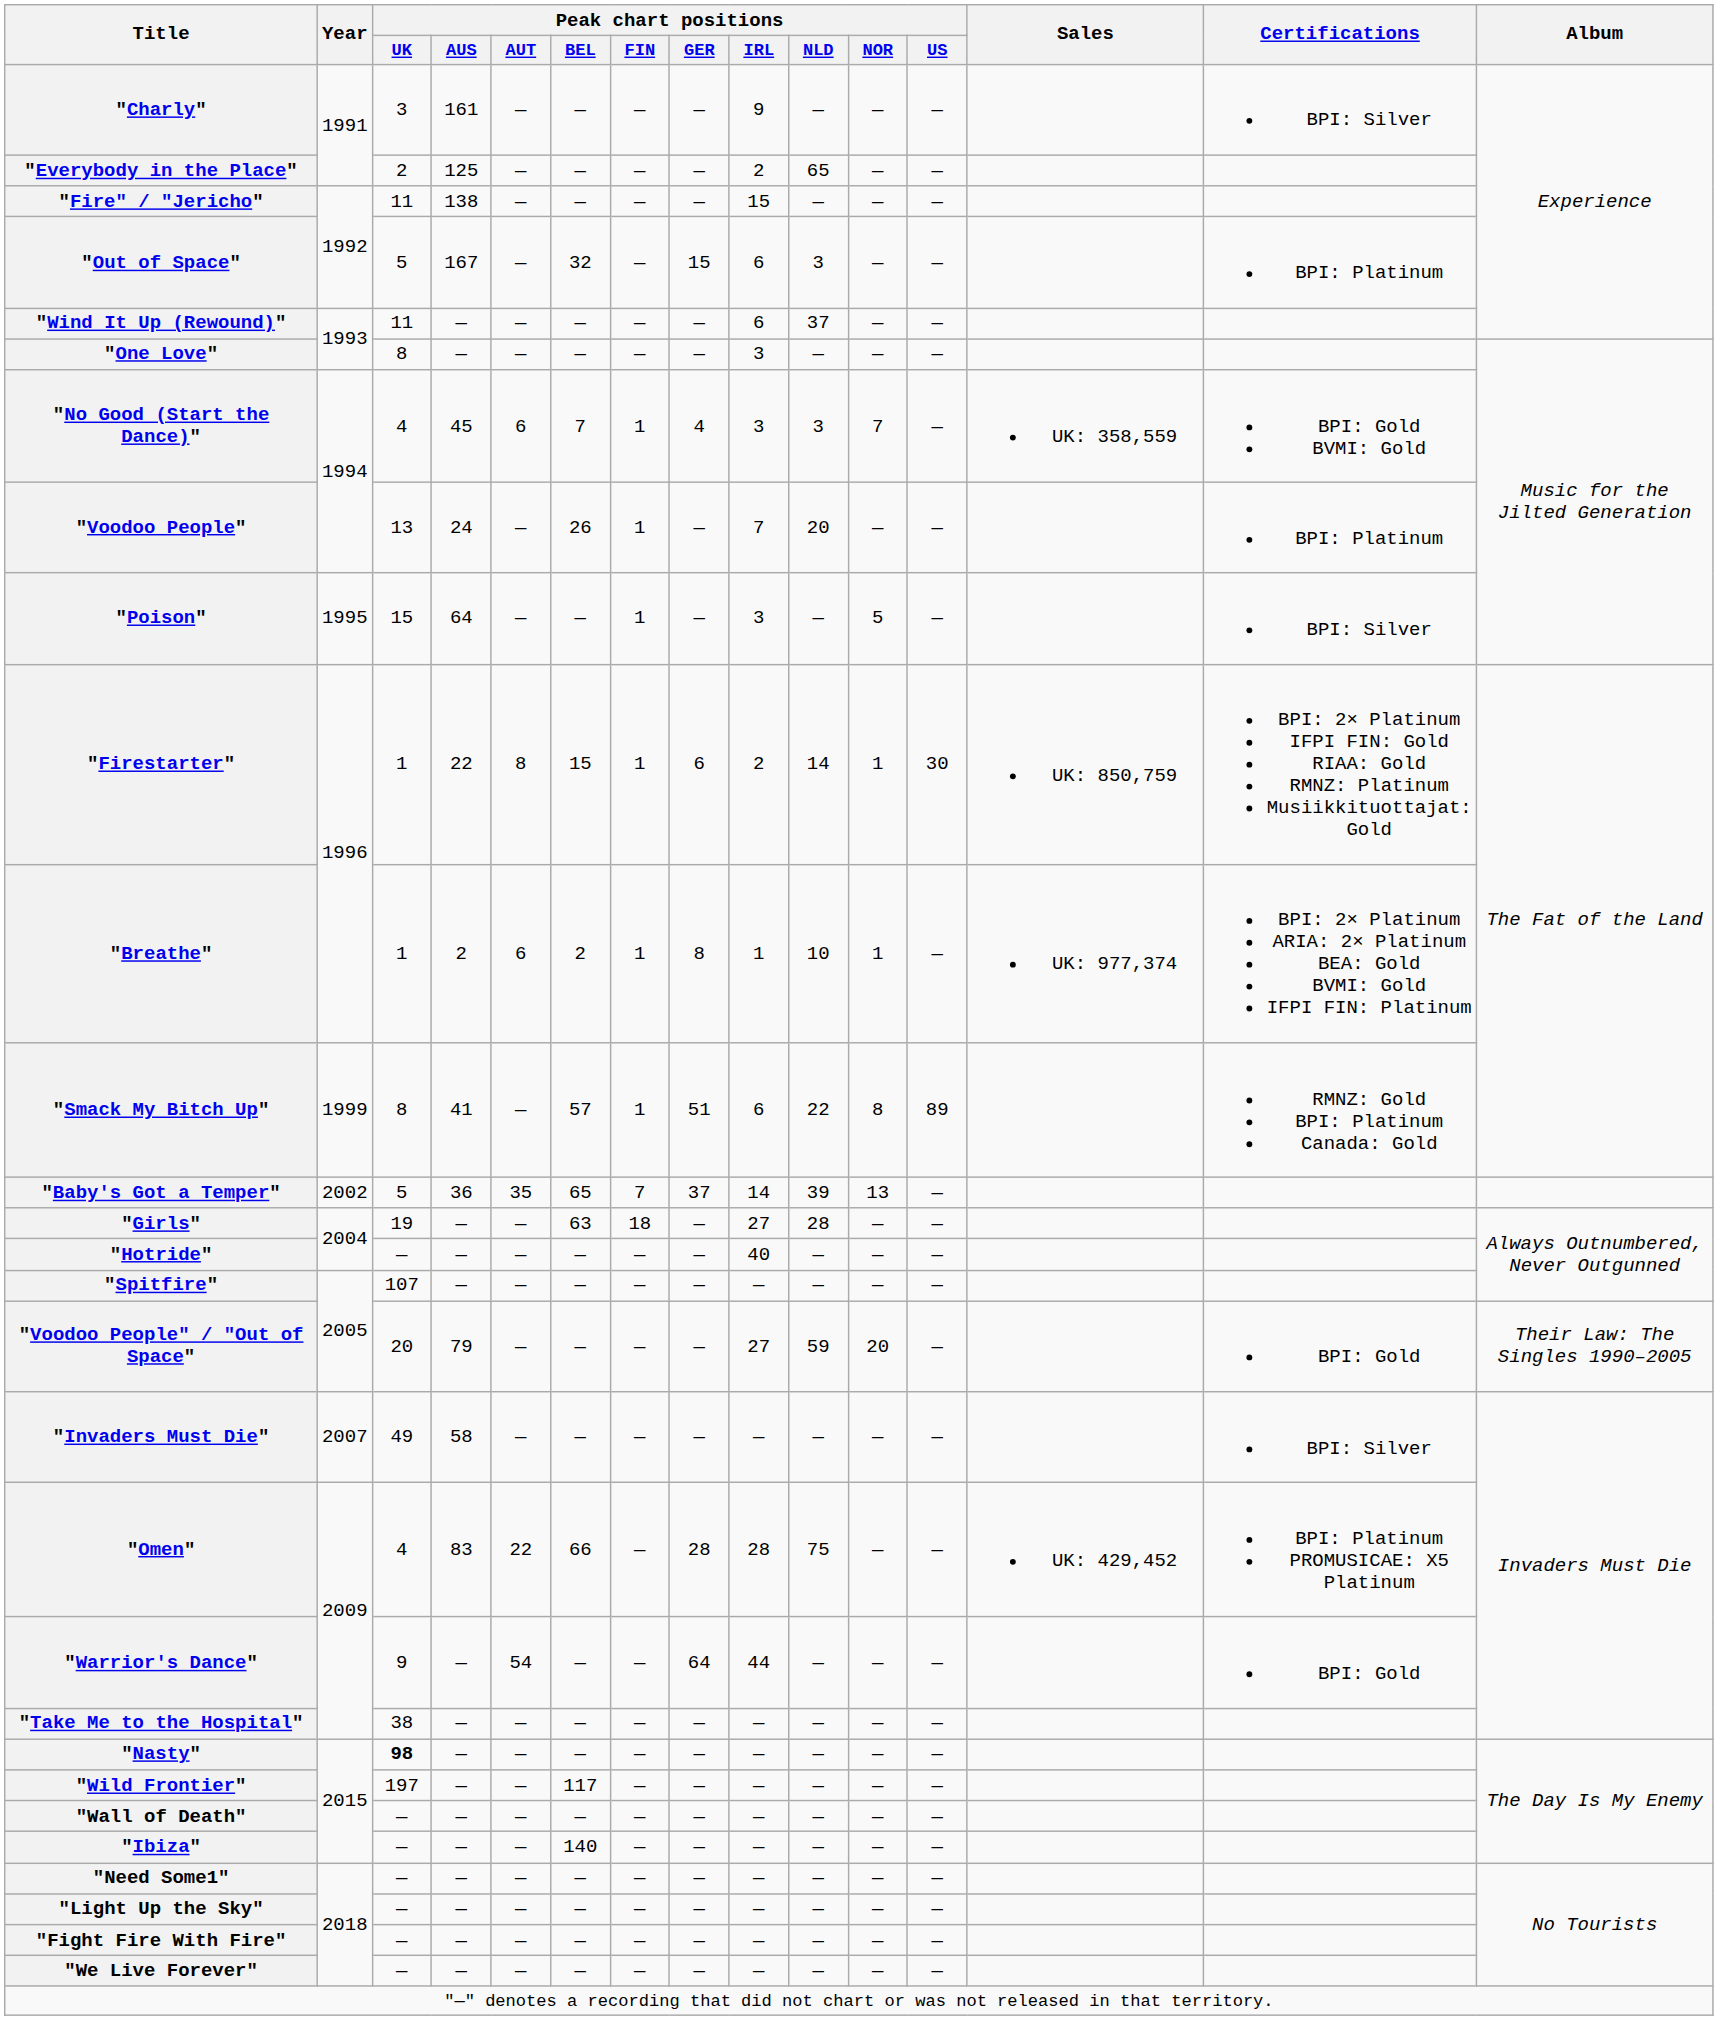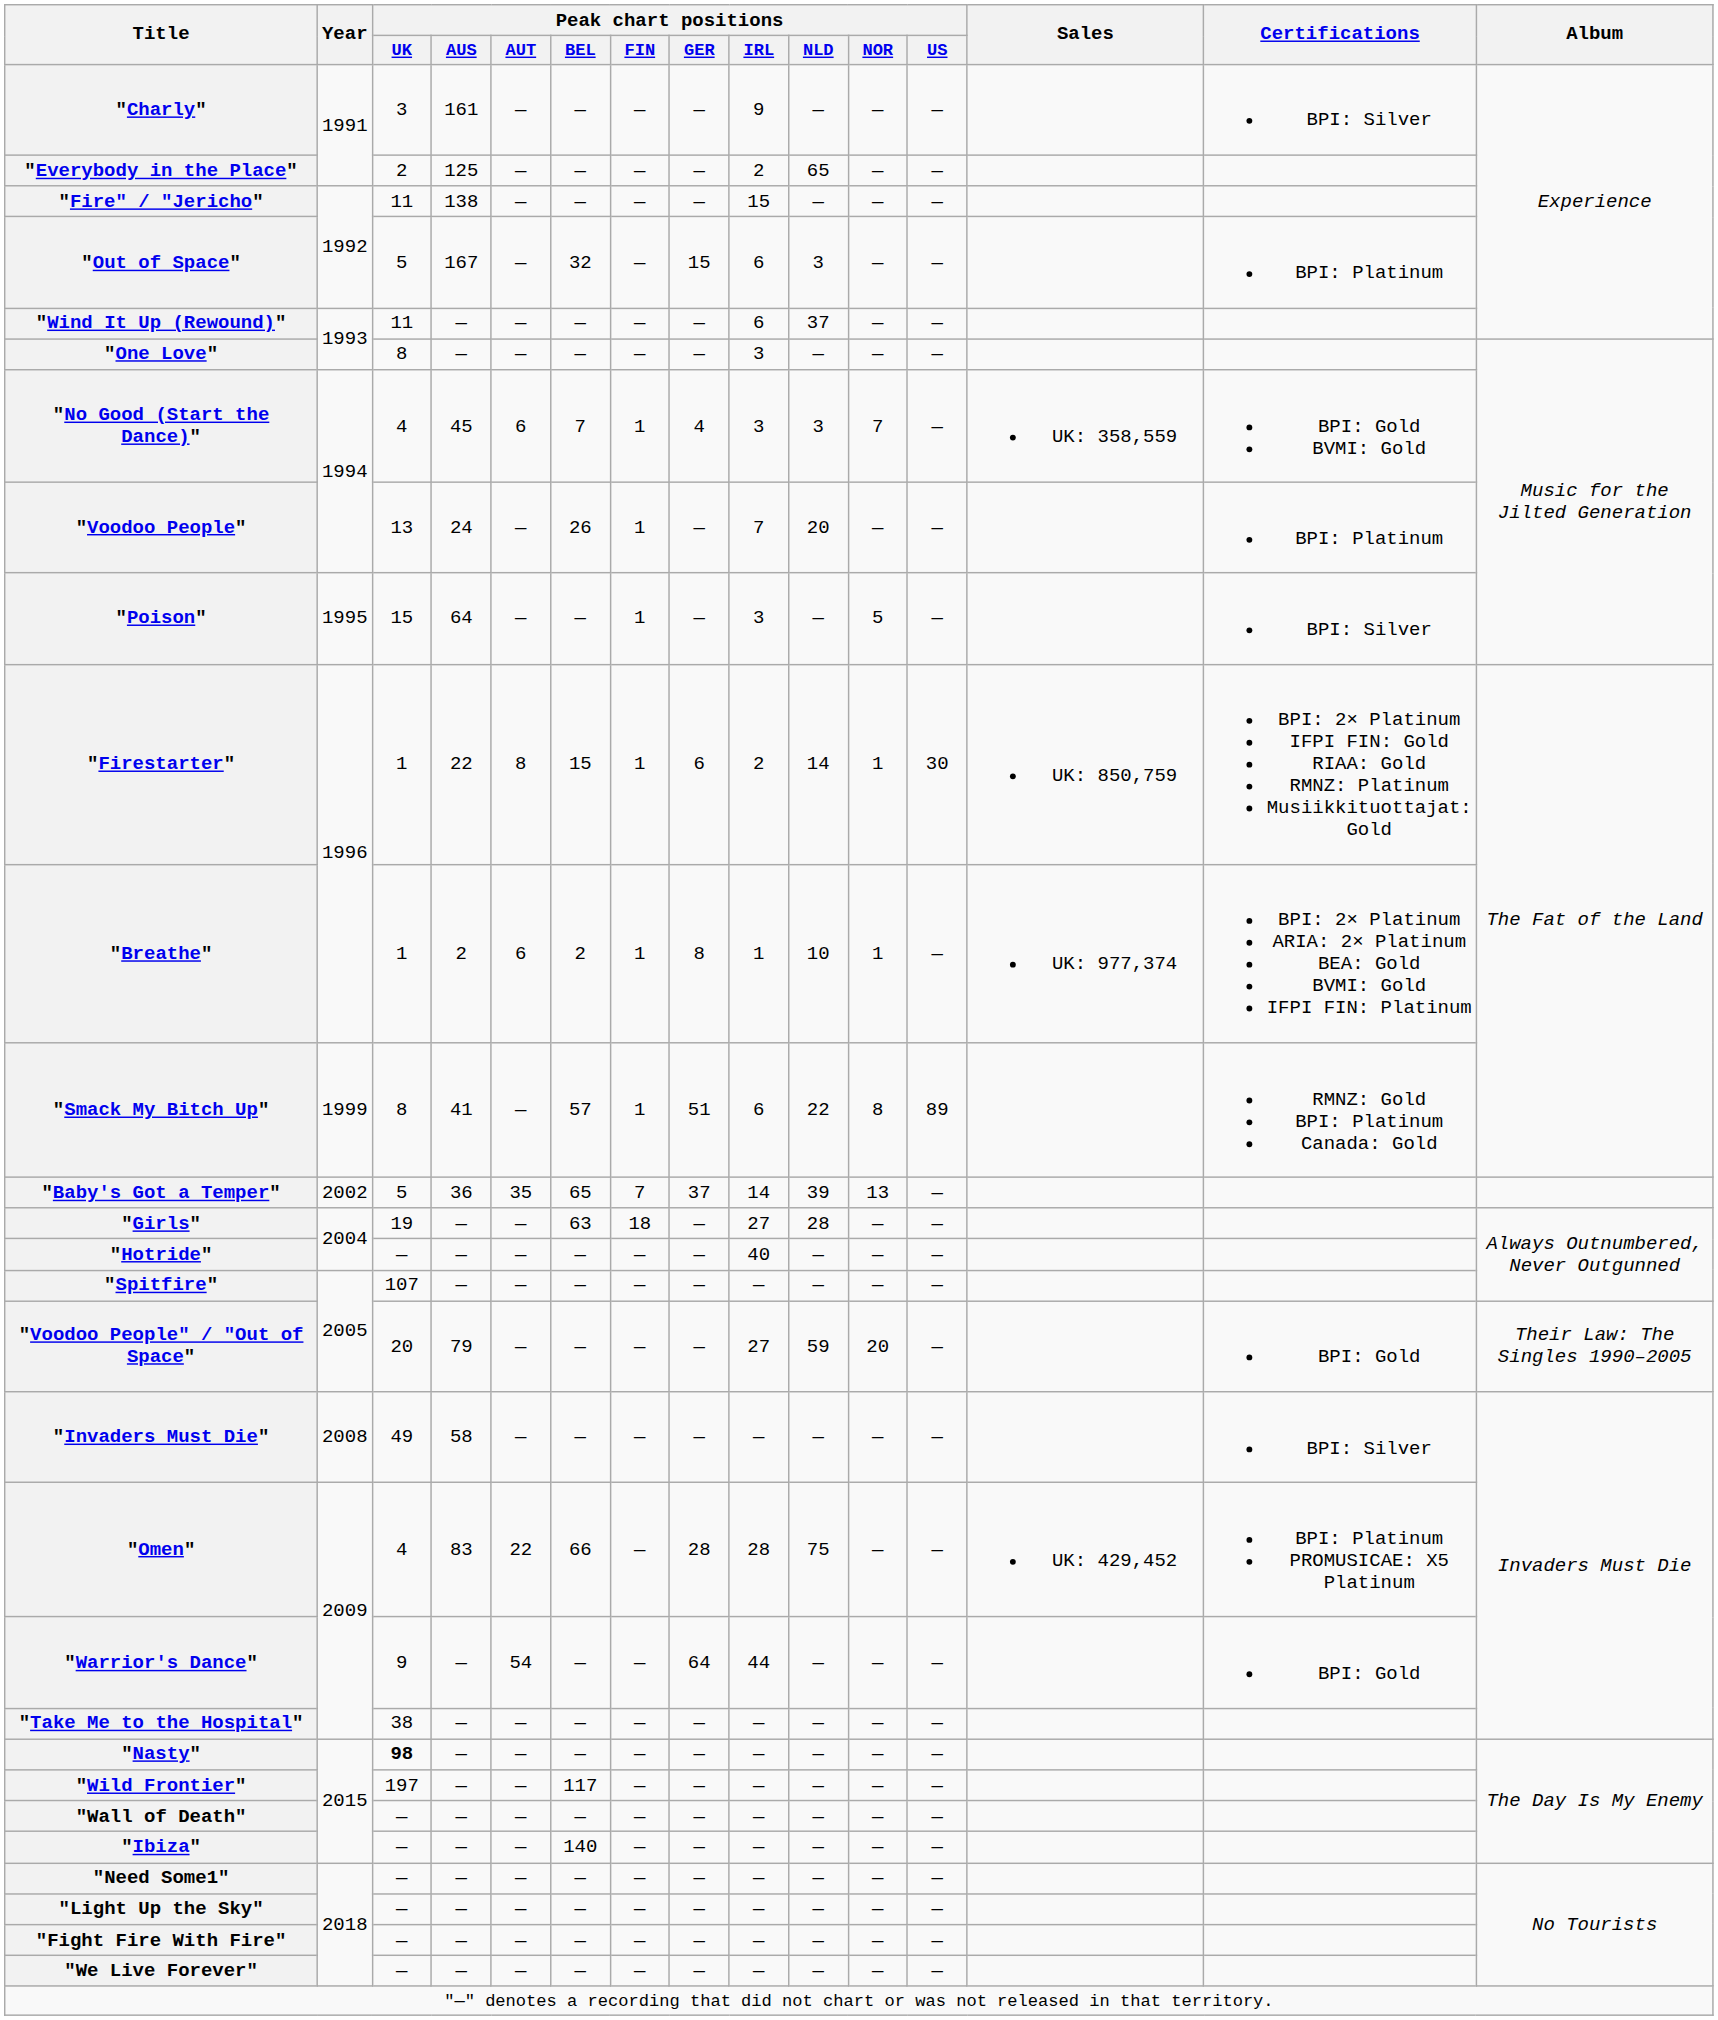(345, 1437) 2007 -> (345, 1437) 2008
